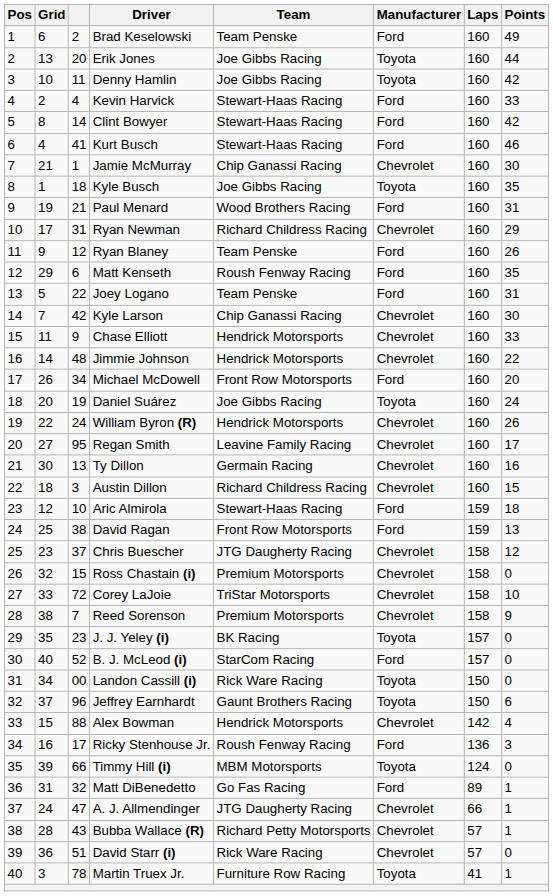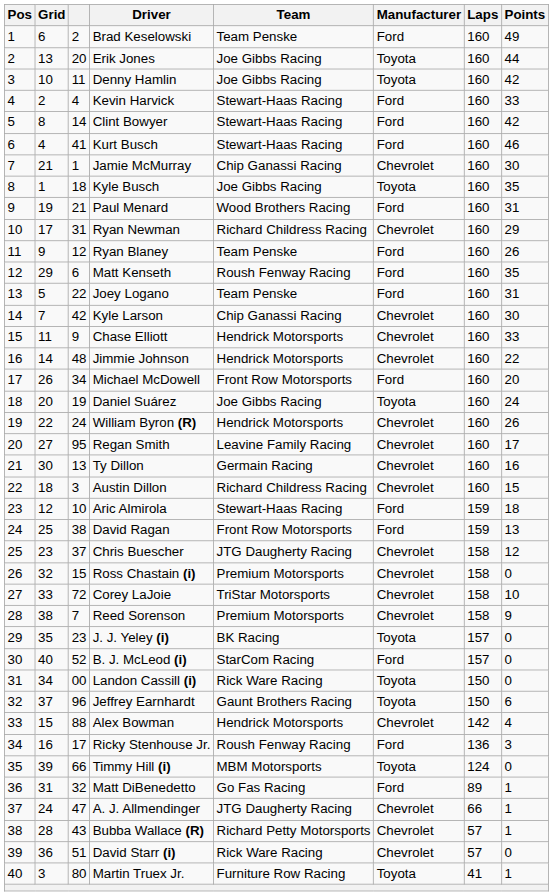(79, 873) 78 -> (79, 873) 80
